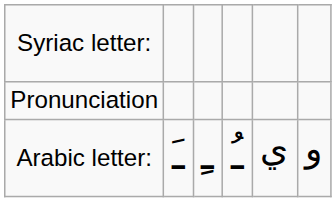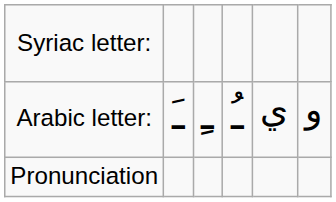rows swapped: (84, 157) <-> (84, 100)
